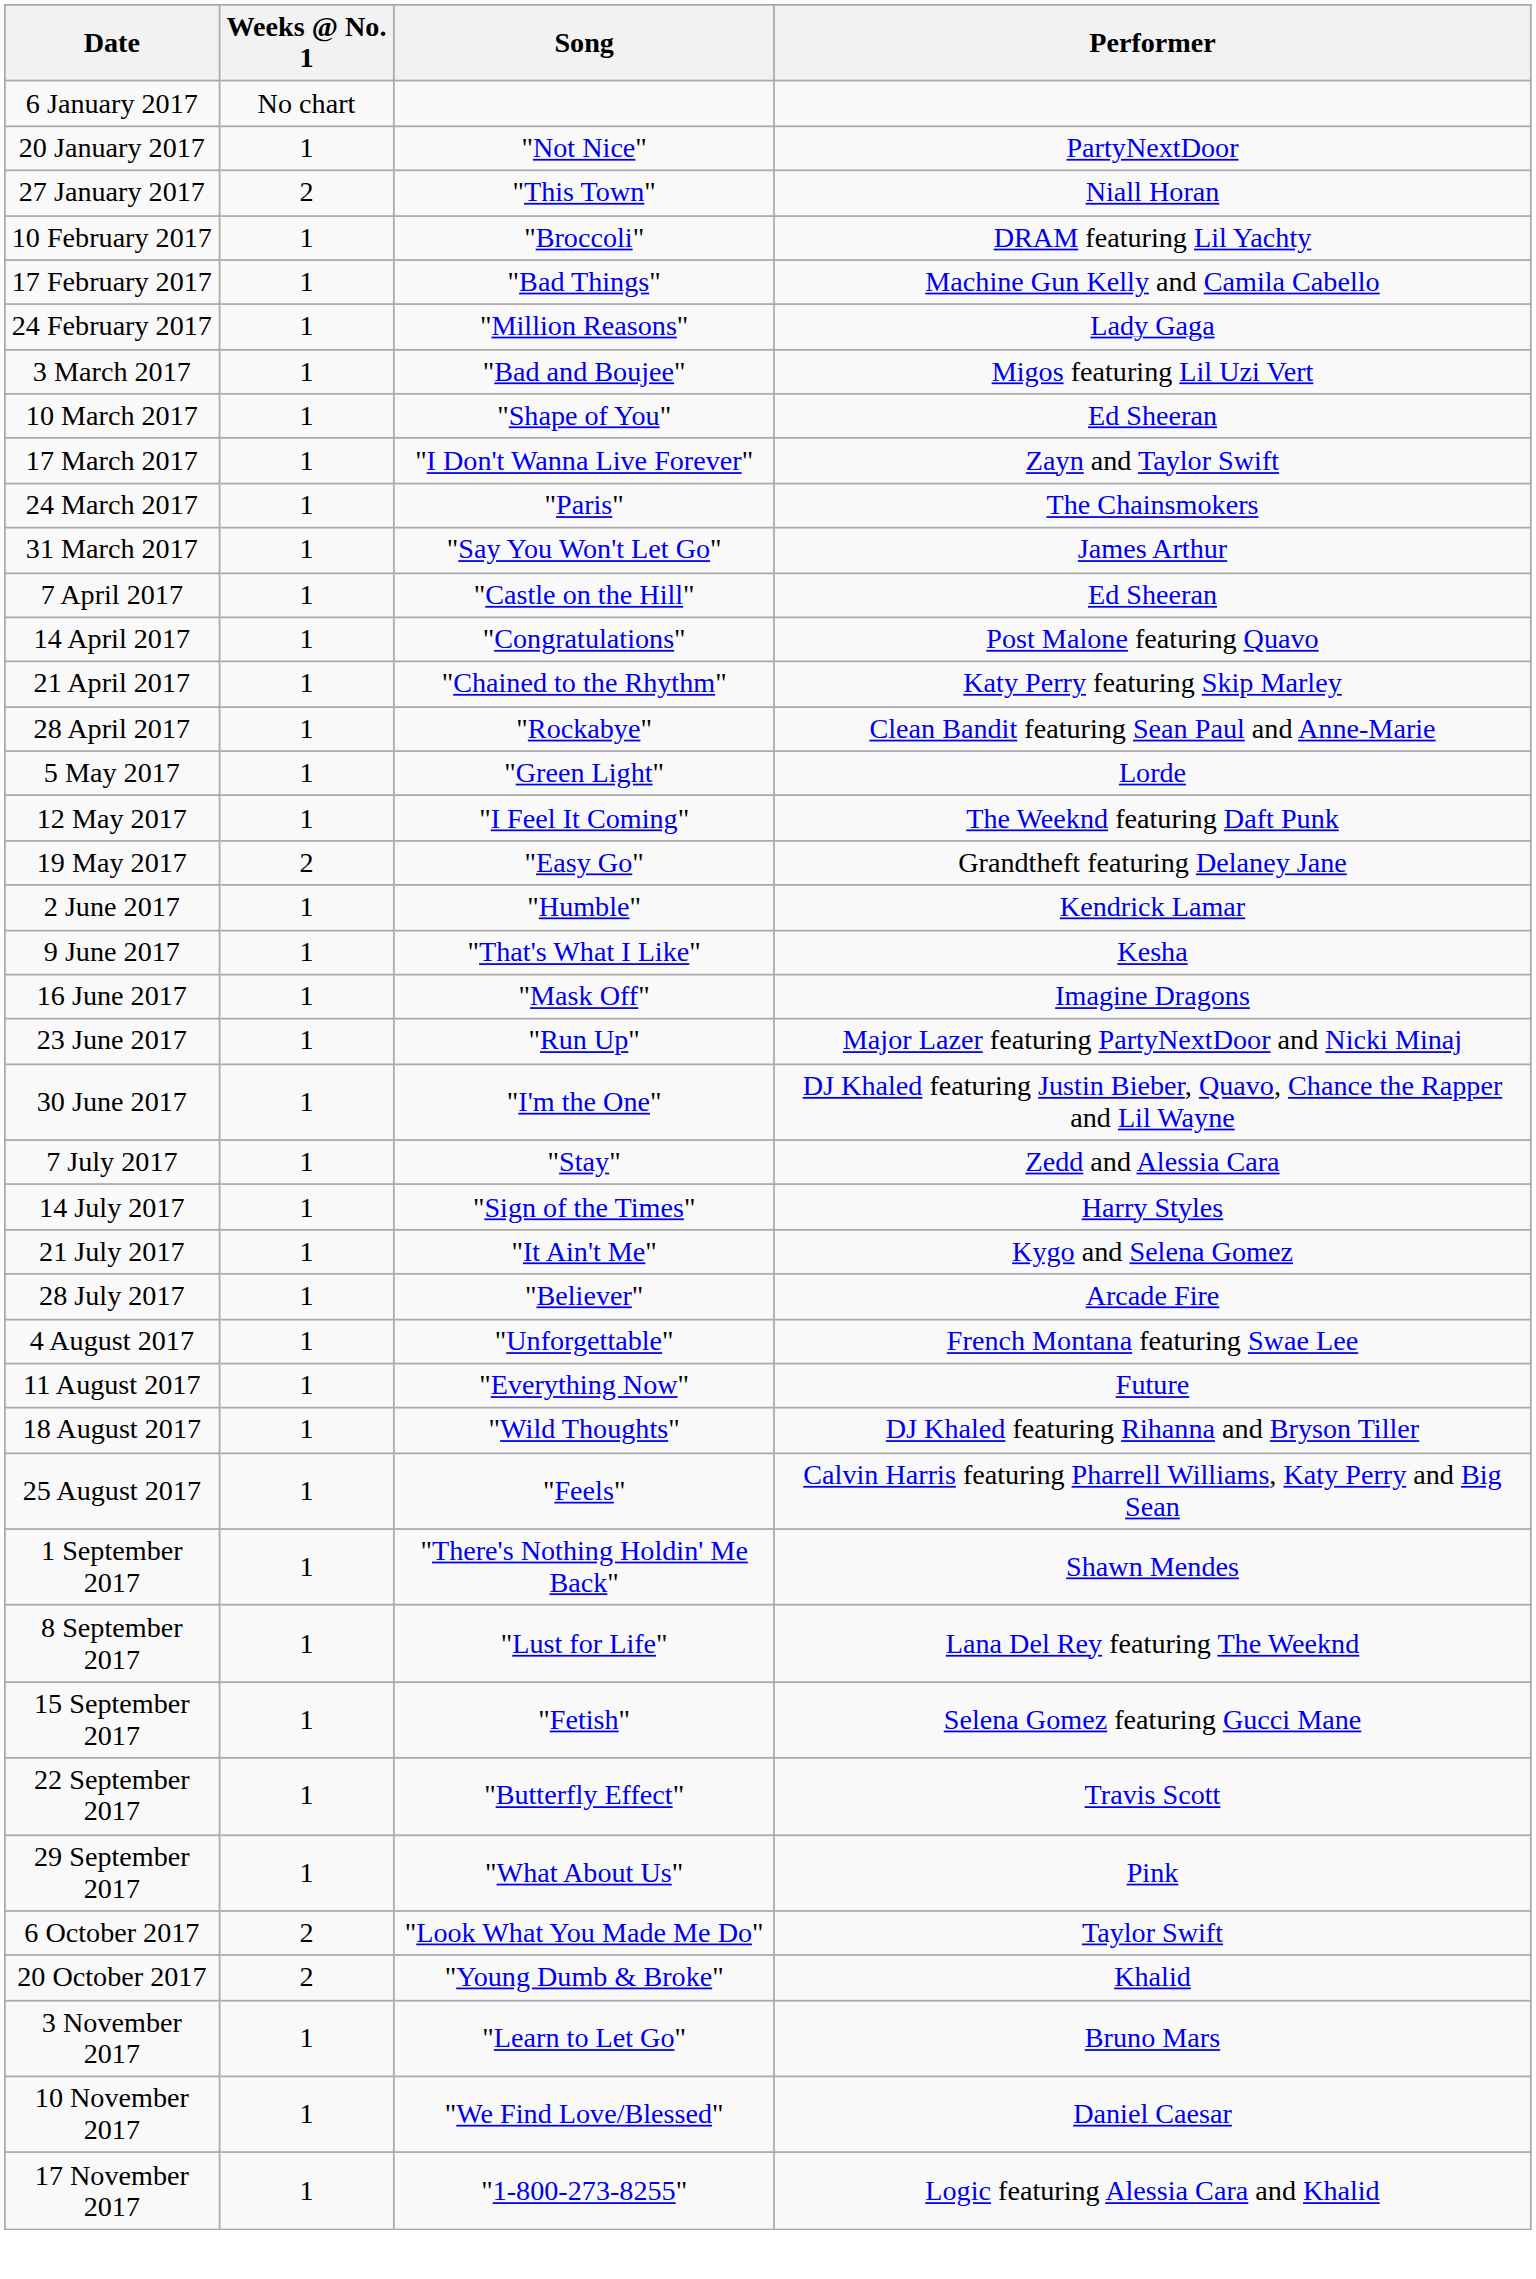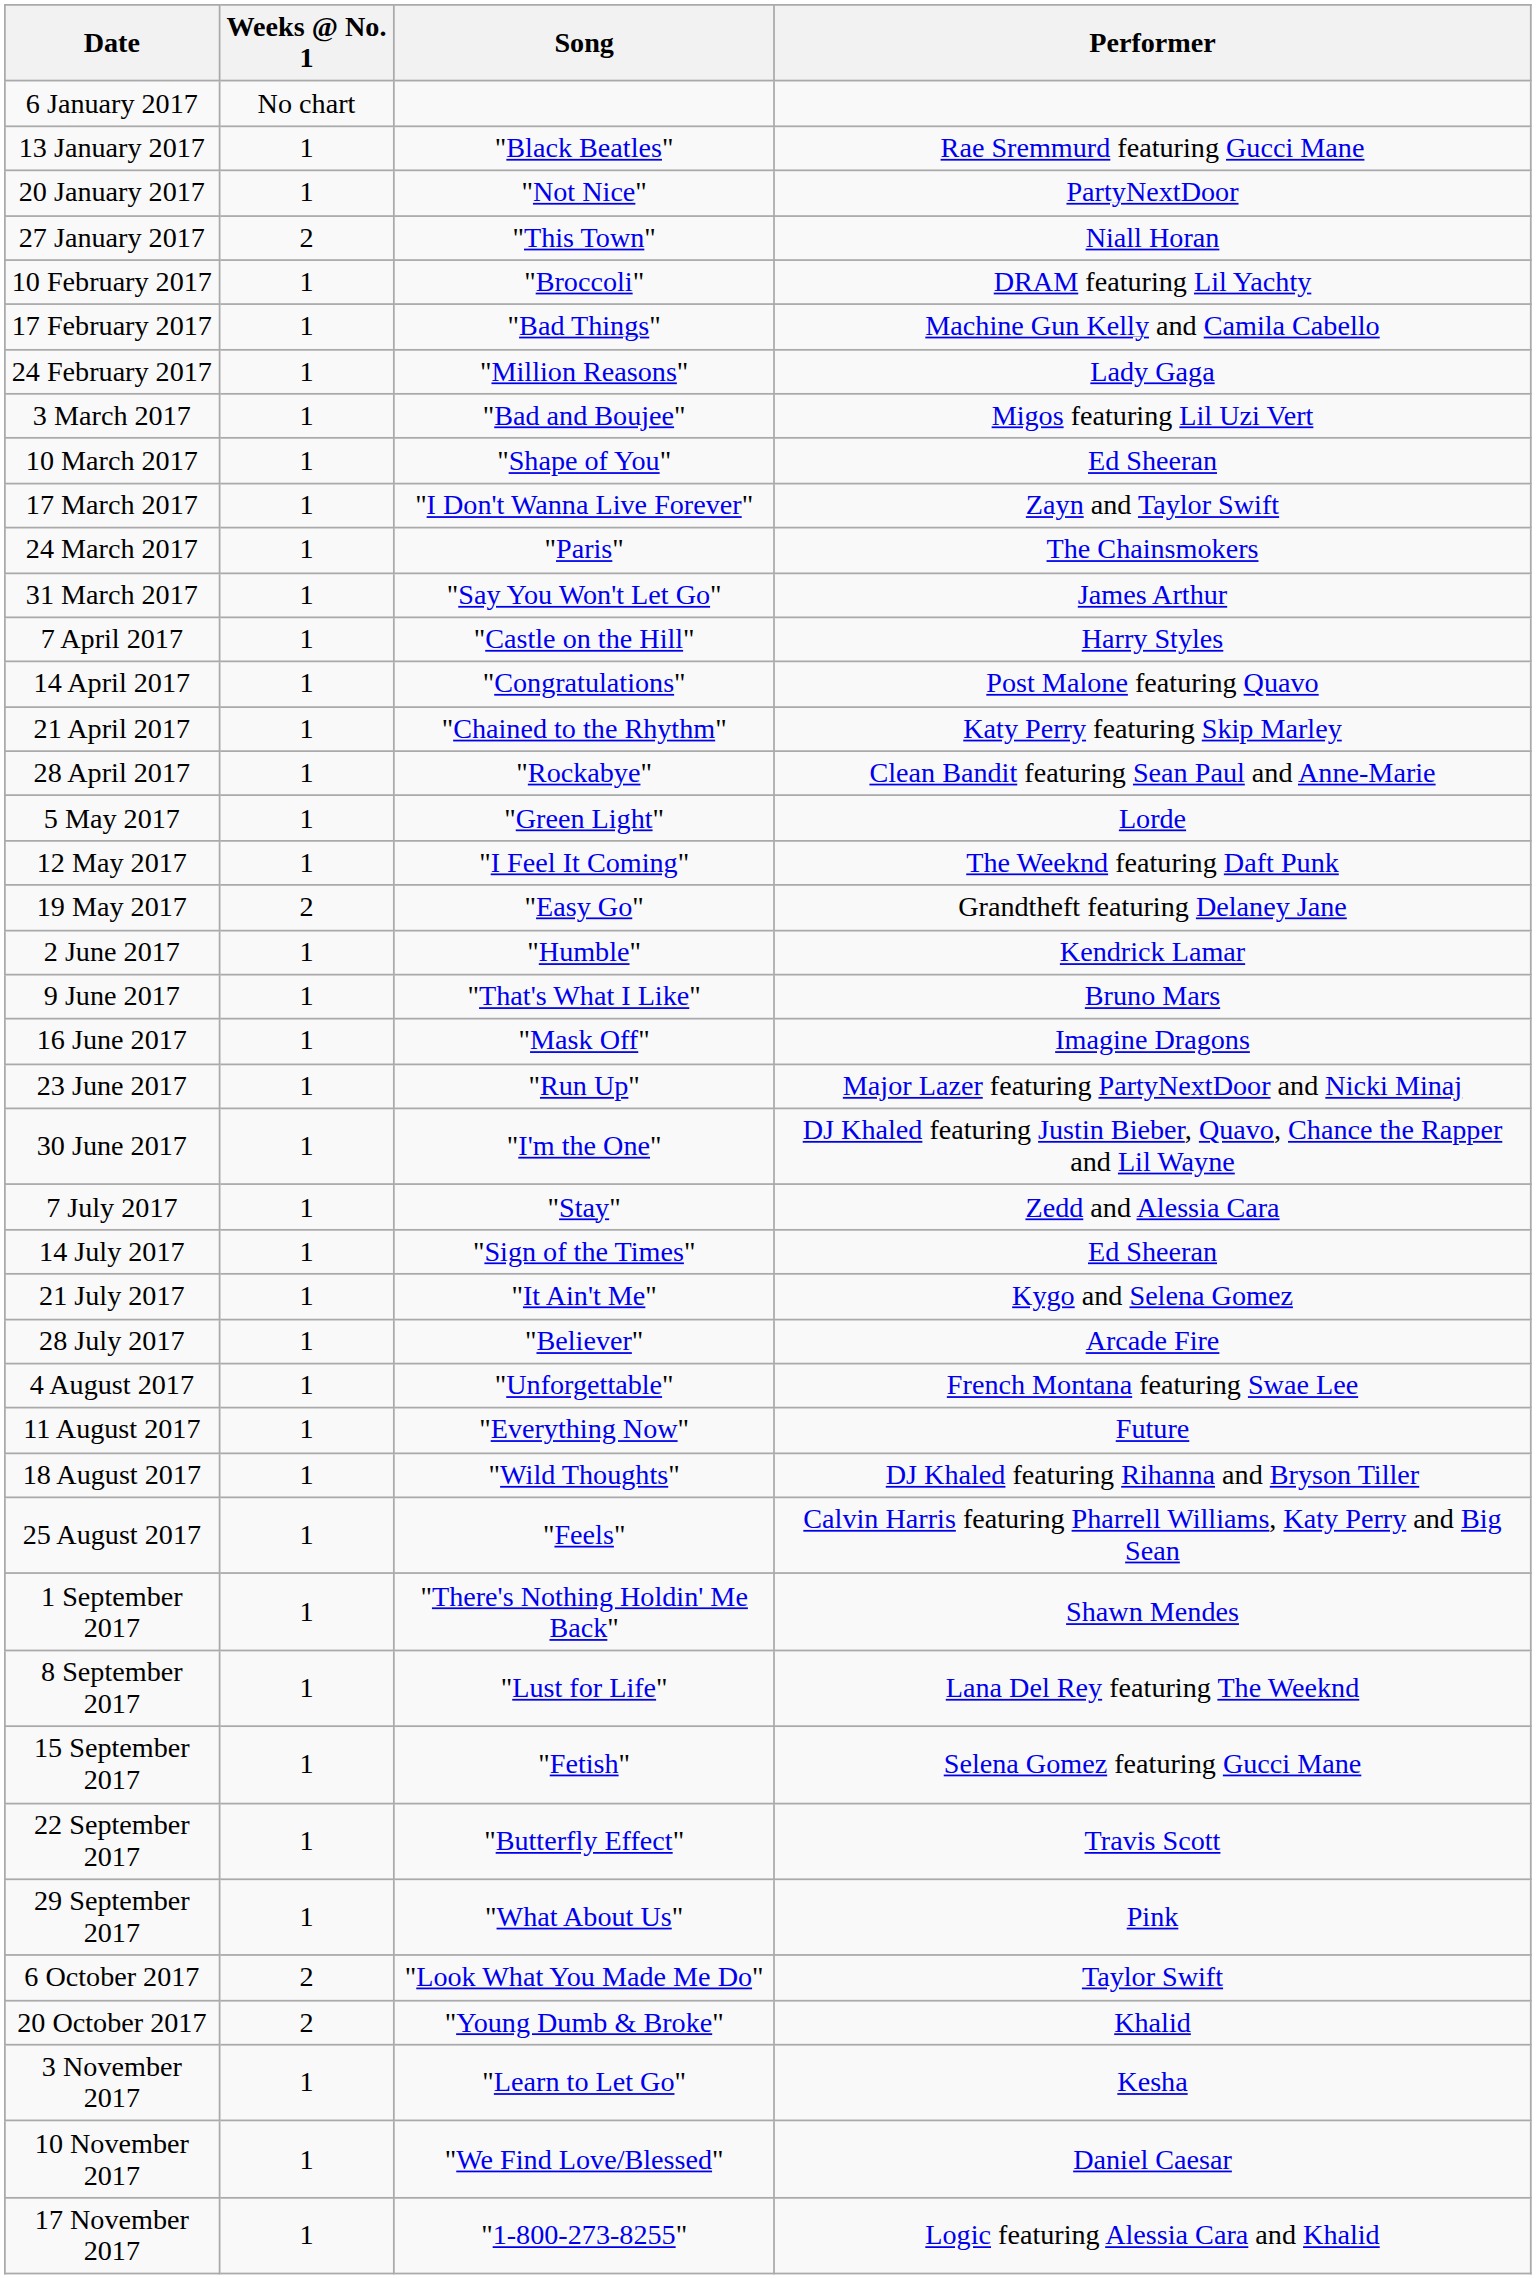+ row: (112, 147)
(1153, 594) Ed Sheeran -> (1153, 639) Harry Styles
(1152, 951) Kesha -> (1152, 996) Bruno Mars
(1153, 1206) Harry Styles -> (1153, 1251) Ed Sheeran
(1152, 2037) Bruno Mars -> (1152, 2082) Kesha
